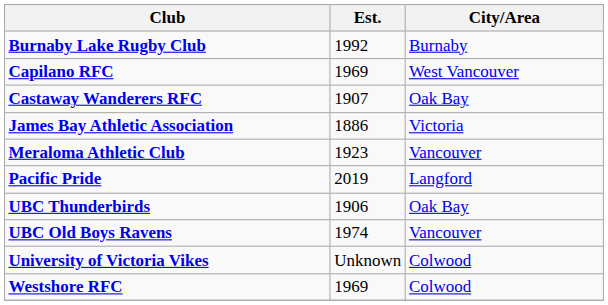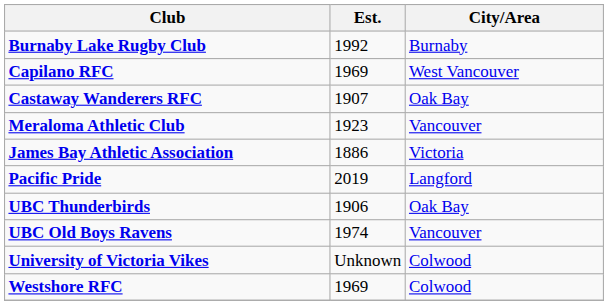rows swapped: (121, 125) <-> (97, 152)
